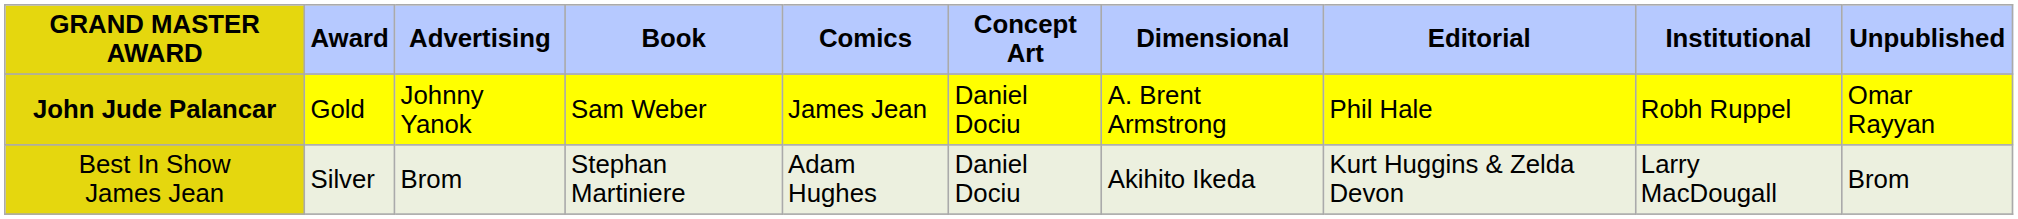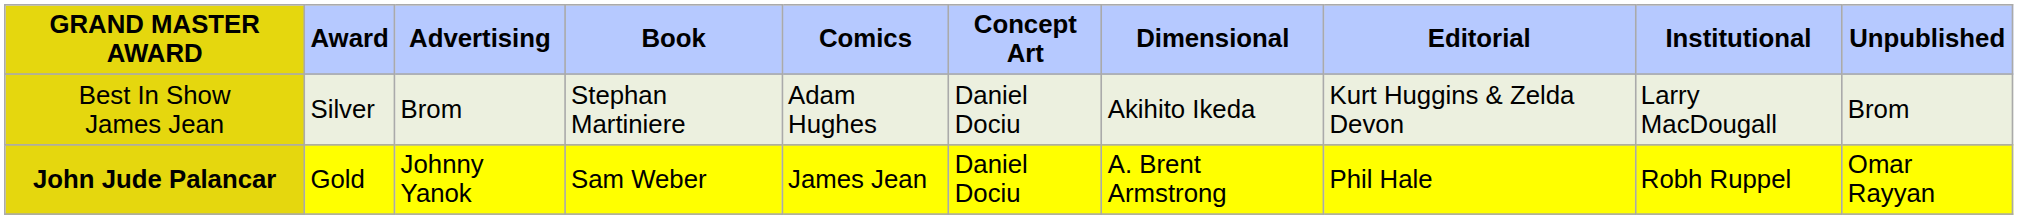rows swapped: (155, 109) <-> (155, 179)
